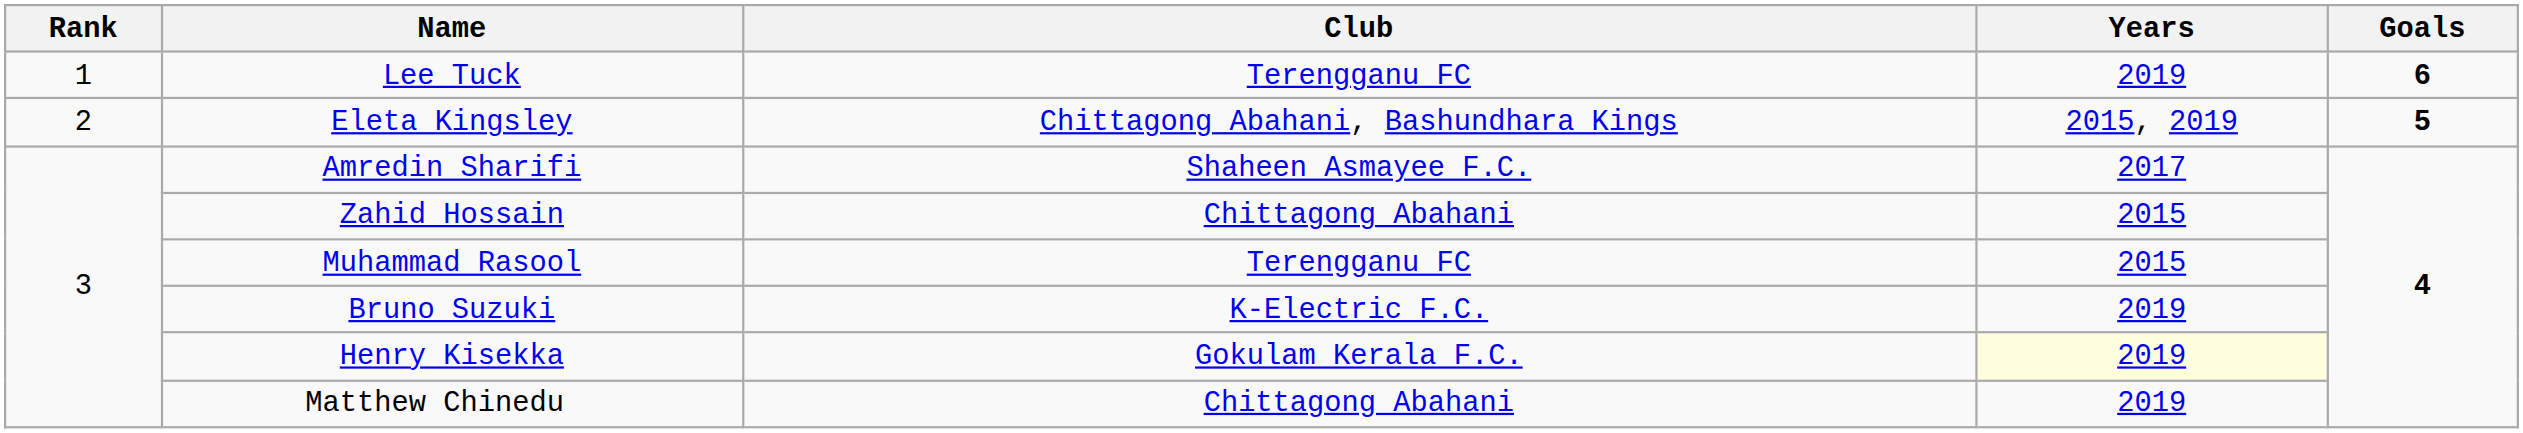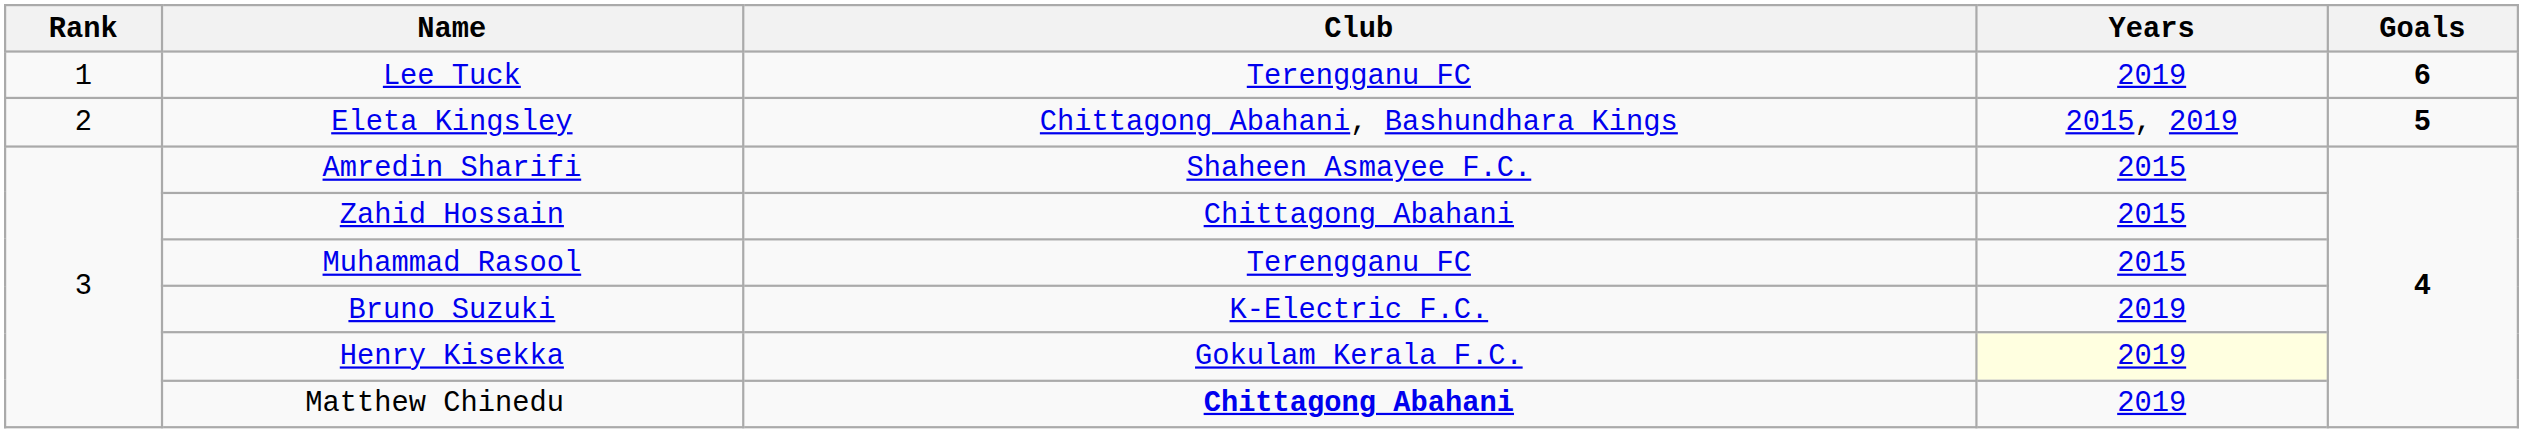(2152, 169) 2017 -> (2152, 169) 2015
(1359, 403) normal -> (1359, 403) bold
